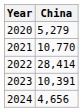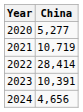(53, 30) 5,279 -> (53, 30) 5,277
(56, 47) 10,770 -> (56, 47) 10,719
